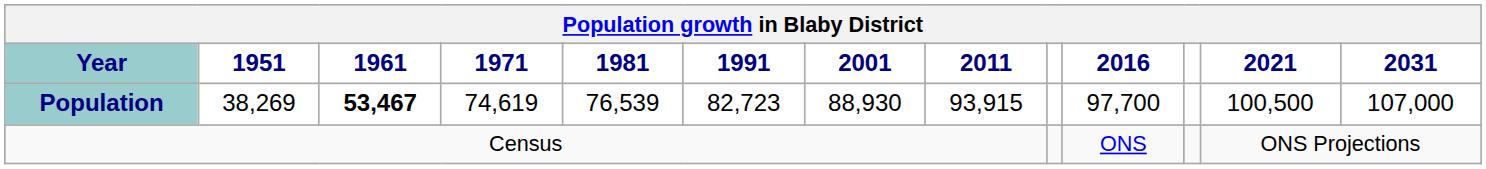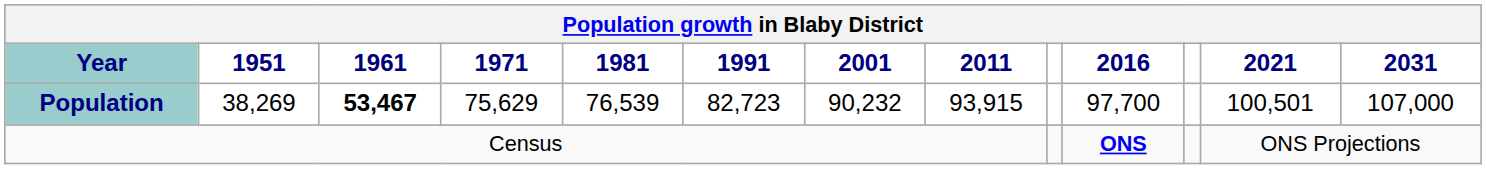(501, 103) 74,619 -> (501, 103) 75,629
(865, 103) 88,930 -> (865, 103) 90,232
(1270, 103) 100,500 -> (1270, 103) 100,501
(1123, 144) normal -> (1123, 144) bold
